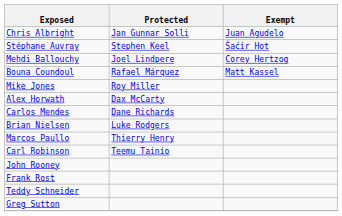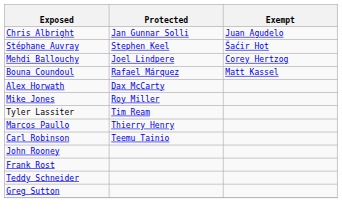rows swapped: (35, 99) <-> (30, 86)
+ row: (40, 112)
- row: (38, 112)
- row: (38, 125)
